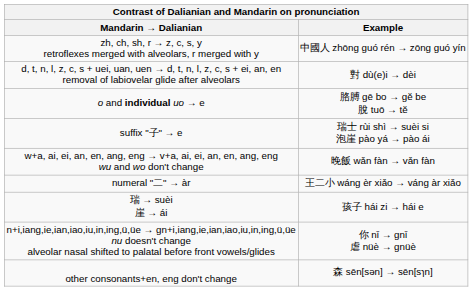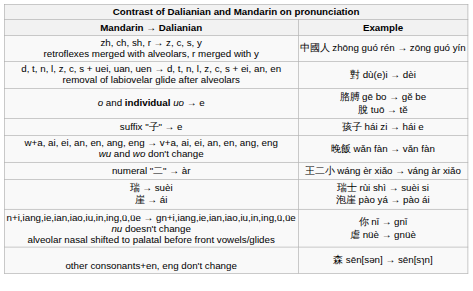(383, 133) 瑞士 rùi shì → suèi si 泡崖 pào yá → pào ái -> (383, 126) 孩子 hái zi → hái e
(383, 207) 孩子 hái zi → hái e -> (383, 194) 瑞士 rùi shì → suèi si 泡崖 pào yá → pào ái
